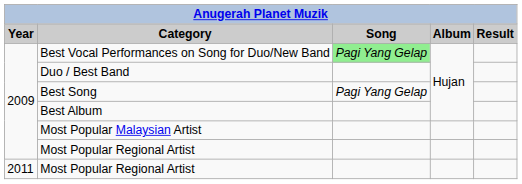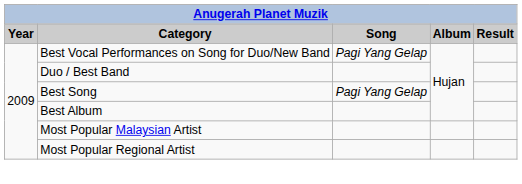(381, 53) lightgreen background -> (381, 53) no background
- row: (20, 169)
